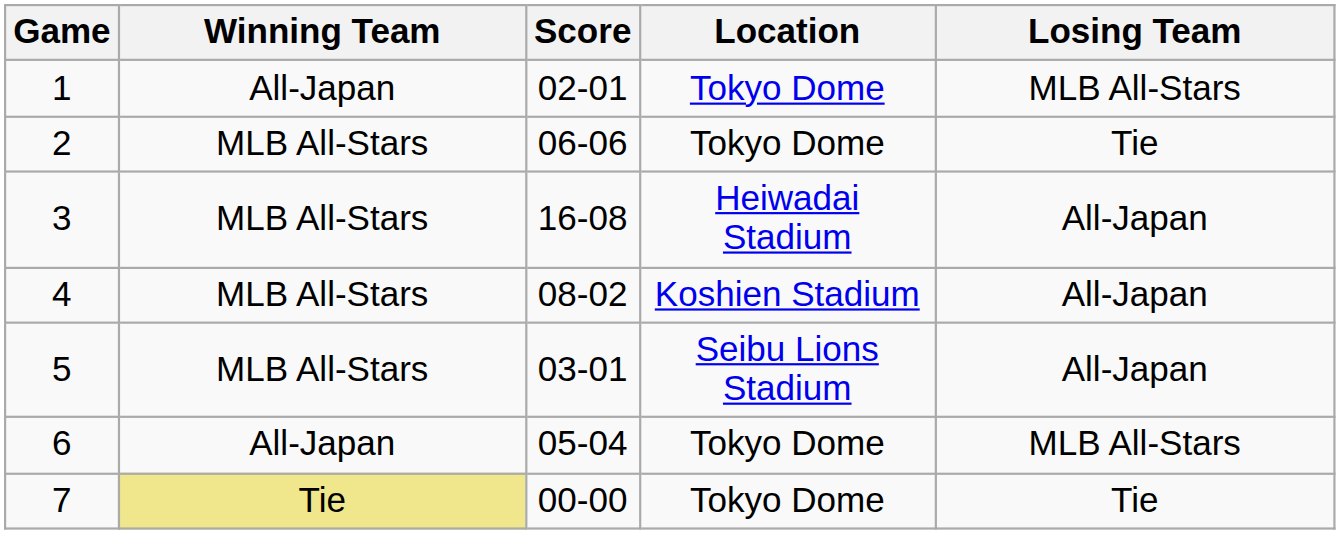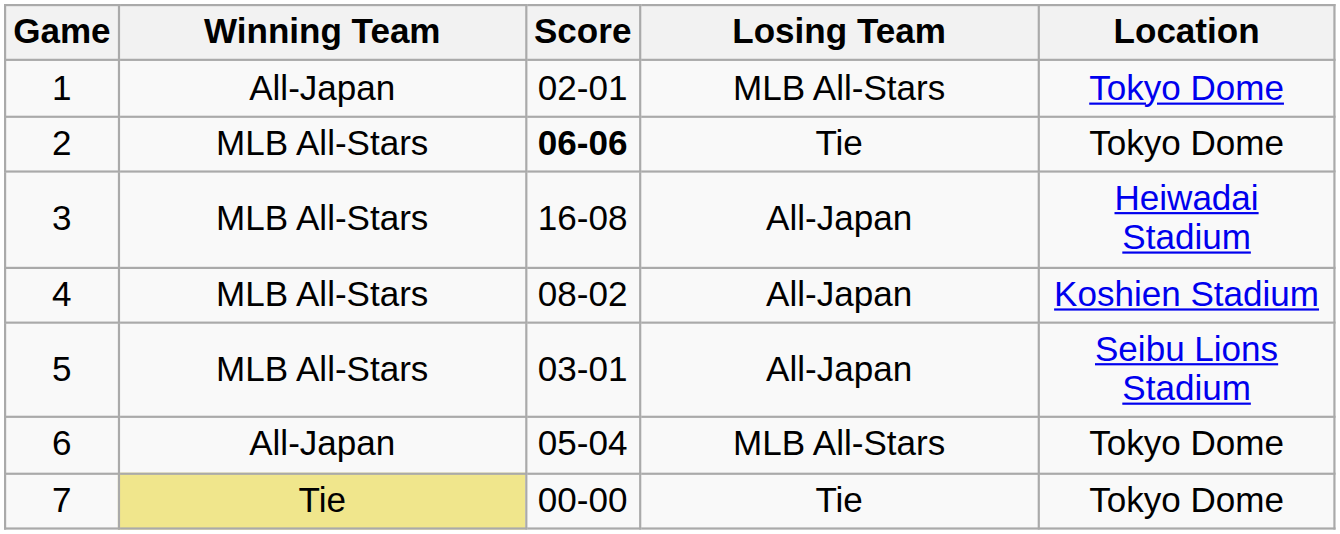columns swapped: (1135, 32) <-> (787, 32)
(583, 143) normal -> (583, 143) bold
